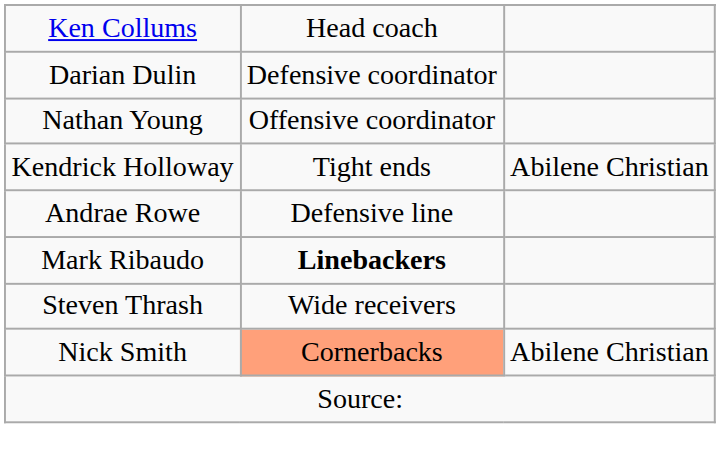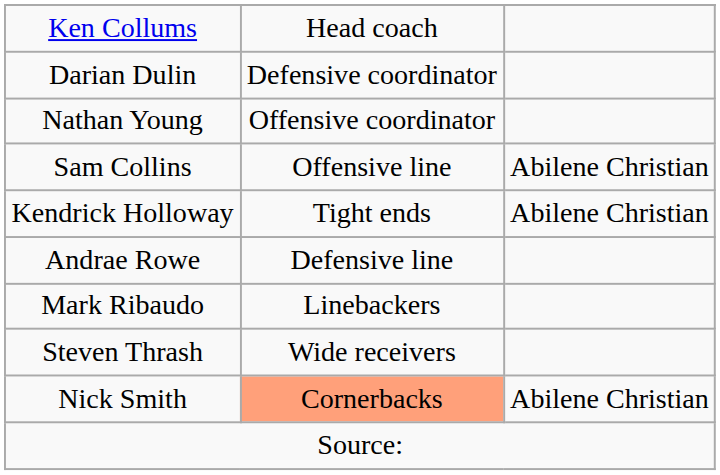+ row: (123, 166)
(372, 259) bold -> (372, 305) normal
